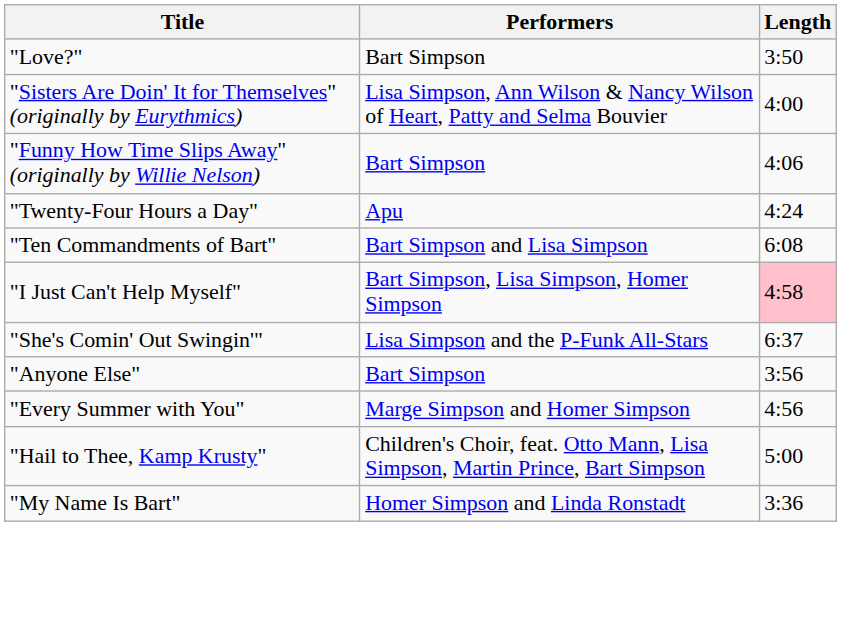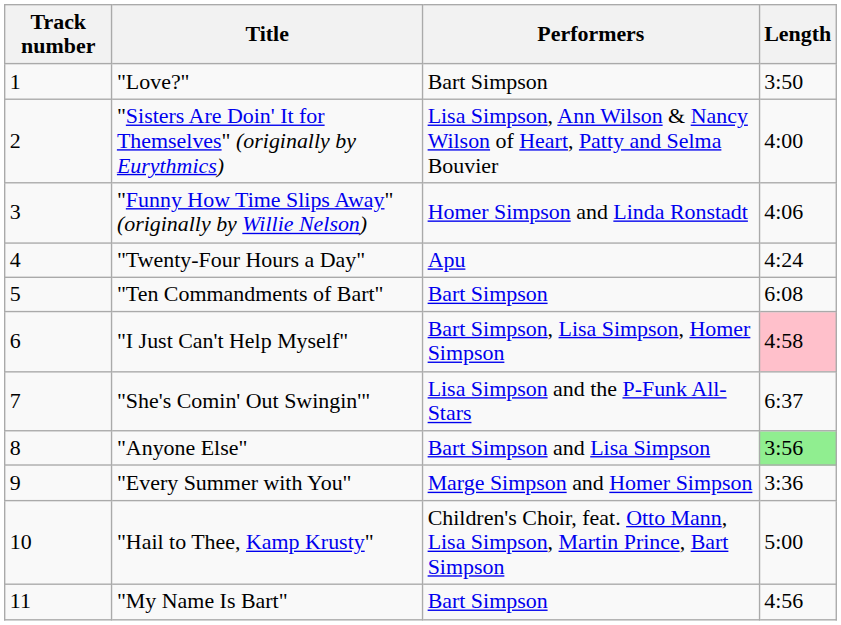+ column: (58, 34)
(425, 163) Bart Simpson -> (588, 212) Homer Simpson and Linda Ronstadt
(506, 245) Bart Simpson and Lisa Simpson -> (488, 294) Bart Simpson
(425, 373) Bart Simpson -> (569, 447) Bart Simpson and Lisa Simpson
(784, 373) no background -> (784, 447) lightgreen background
(784, 408) 4:56 -> (784, 482) 3:36
(525, 502) Homer Simpson and Linda Ronstadt -> (488, 601) Bart Simpson
(784, 502) 3:36 -> (784, 601) 4:56
